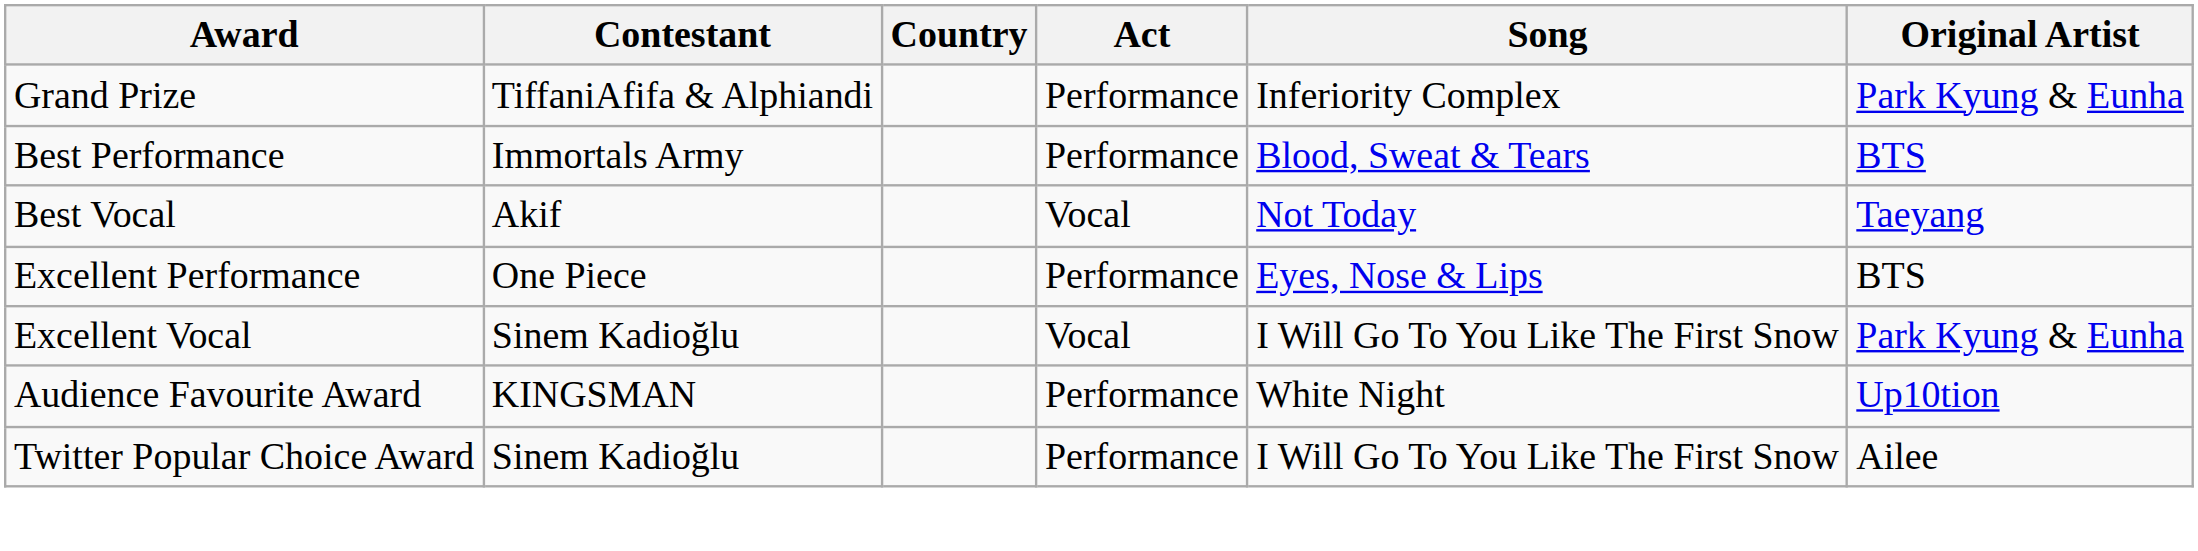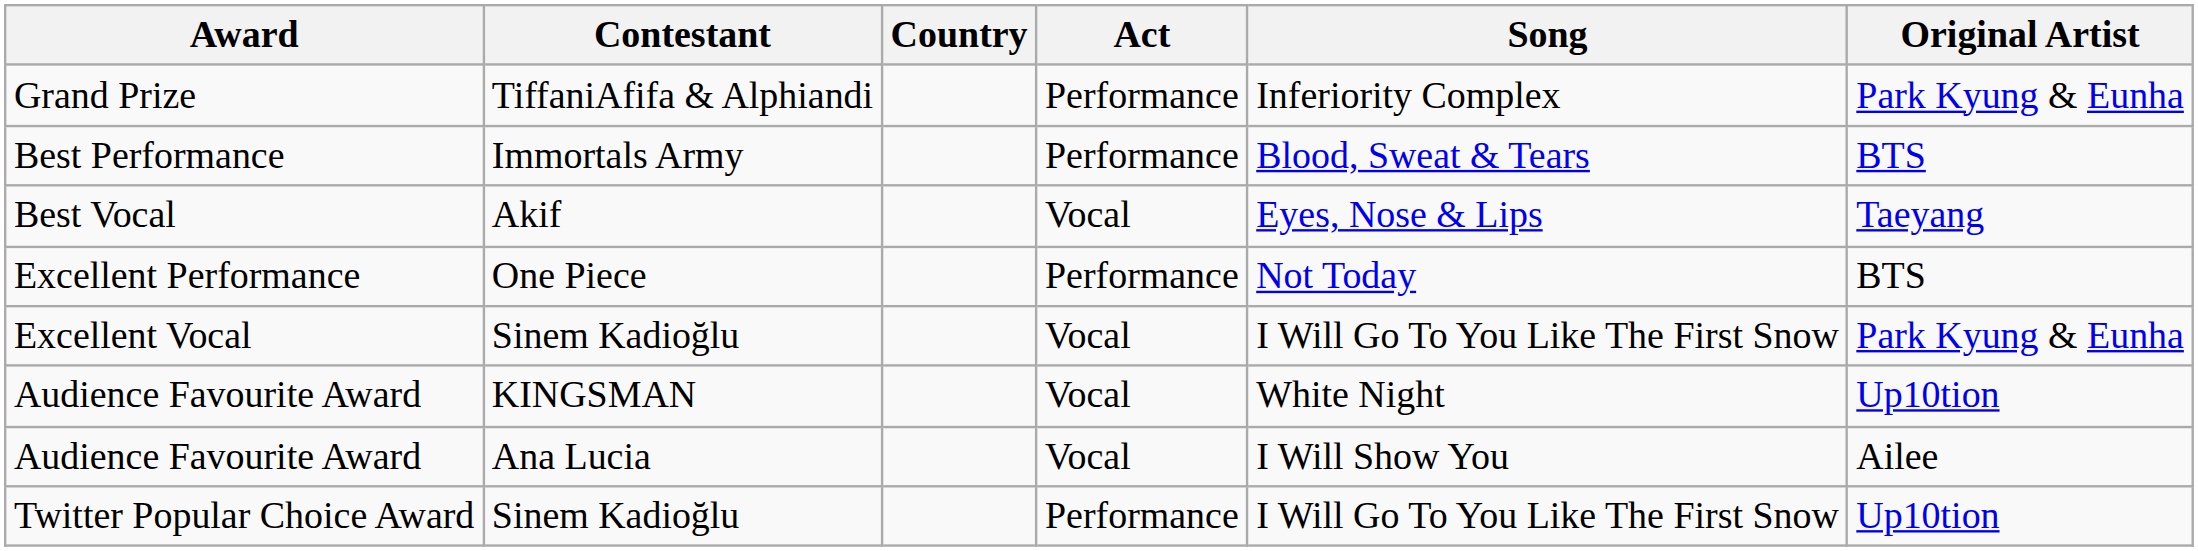(1336, 214) Not Today -> (1399, 214) Eyes, Nose & Lips
(1399, 275) Eyes, Nose & Lips -> (1336, 275) Not Today
(1142, 395) Performance -> (1088, 395) Vocal
+ row: (218, 455)
(1897, 455) Ailee -> (1928, 515) Up10tion
